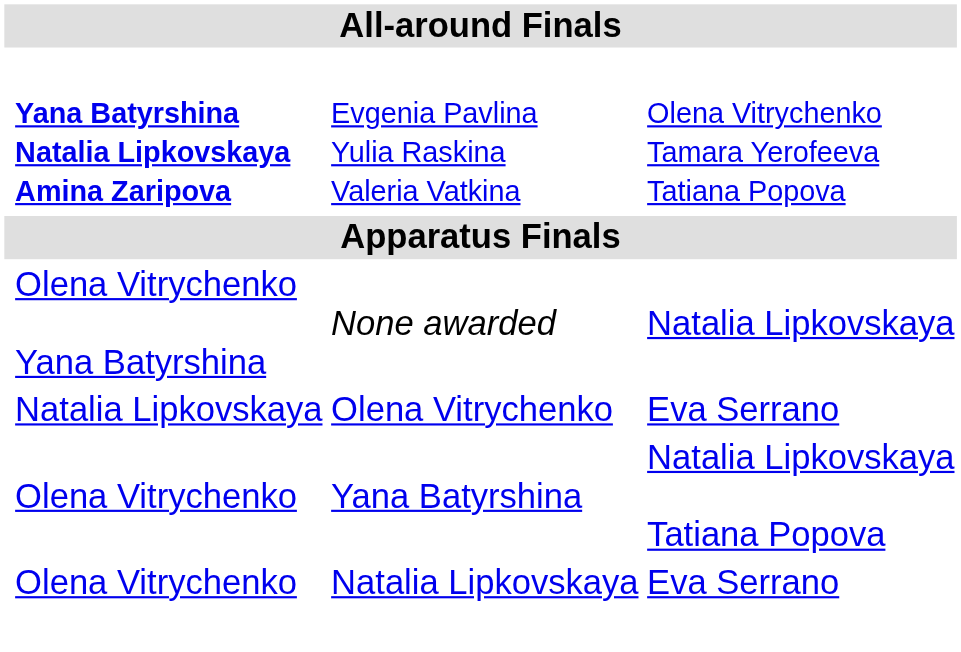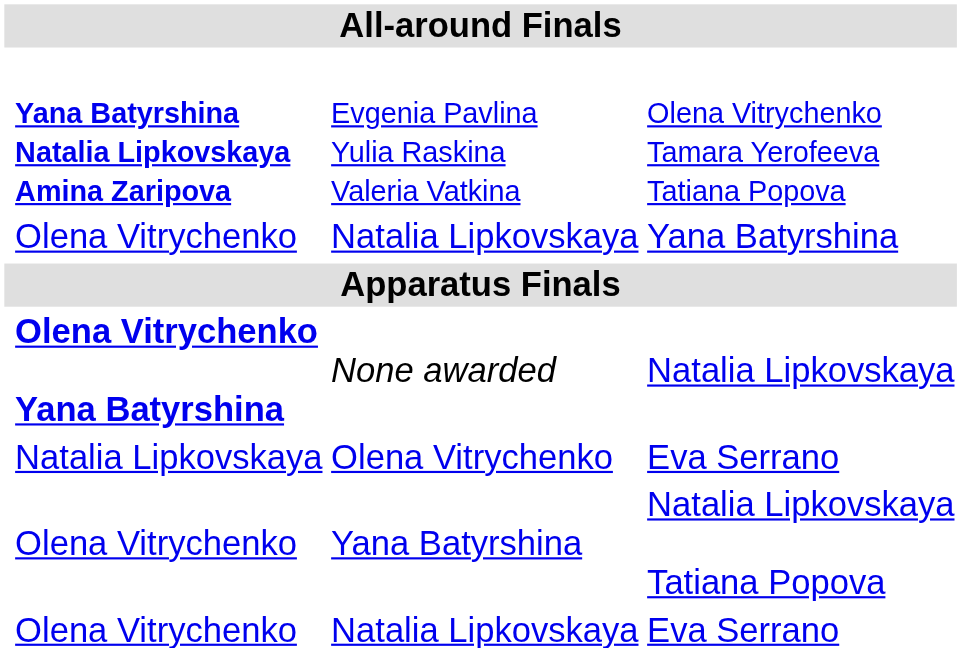+ row: (485, 237)
(156, 323) normal -> (167, 370) bold
